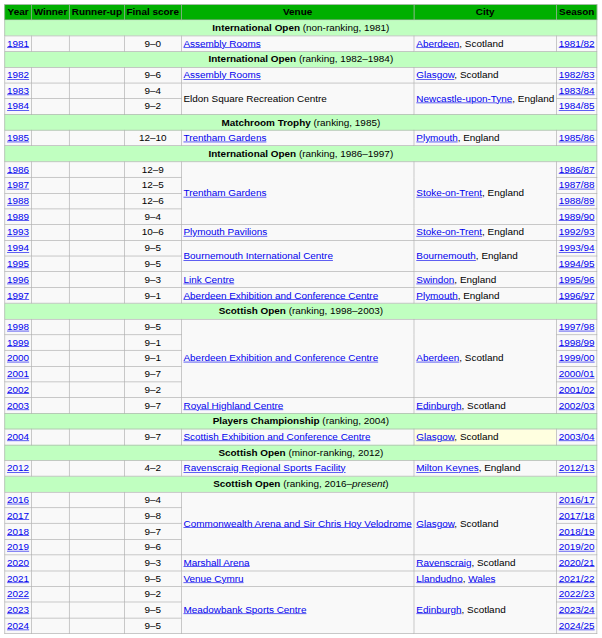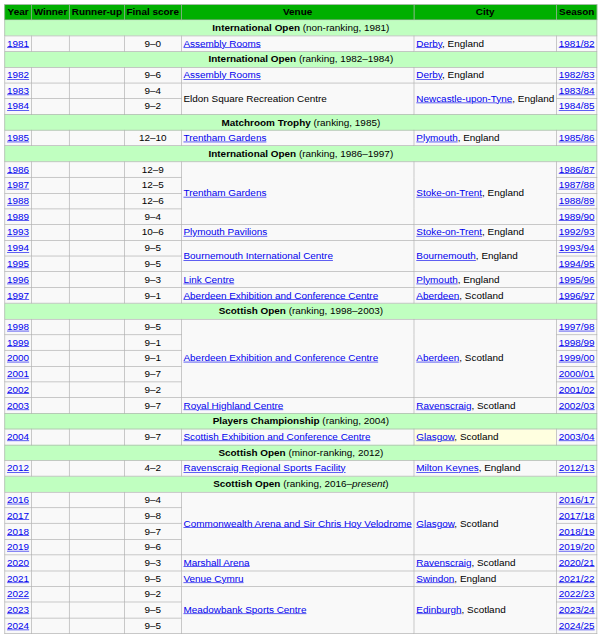(460, 43) Aberdeen, Scotland -> (450, 43) Derby, England
(457, 75) Glasgow, Scotland -> (450, 75) Derby, England
(456, 279) Swindon, England -> (458, 279) Plymouth, England
(458, 295) Plymouth, England -> (460, 295) Aberdeen, Scotland
(461, 405) Edinburgh, Scotland -> (466, 405) Ravenscraig, Scotland
(456, 578) Llandudno, Wales -> (456, 578) Swindon, England
